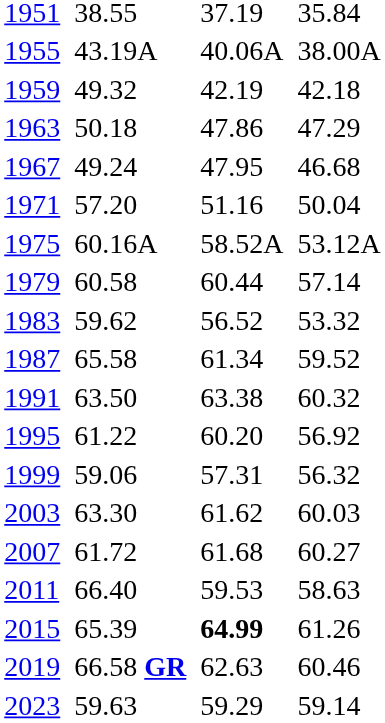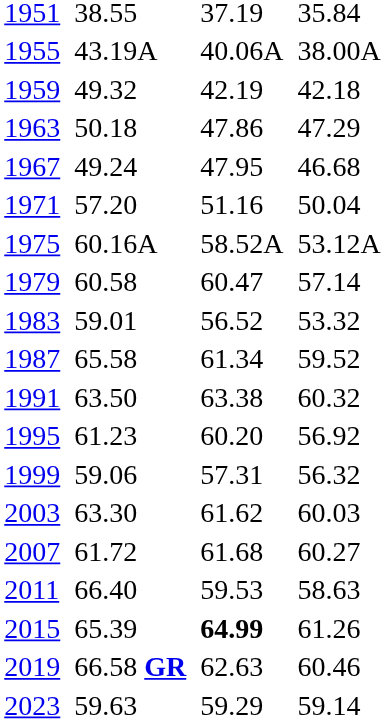(232, 282) 60.44 -> (232, 282) 60.47
(106, 320) 59.62 -> (106, 320) 59.01
(106, 436) 61.22 -> (106, 436) 61.23
